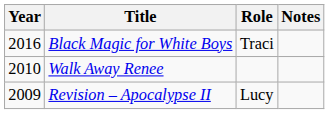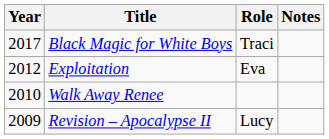(25, 43) 2016 -> (25, 43) 2017
+ row: (89, 69)
